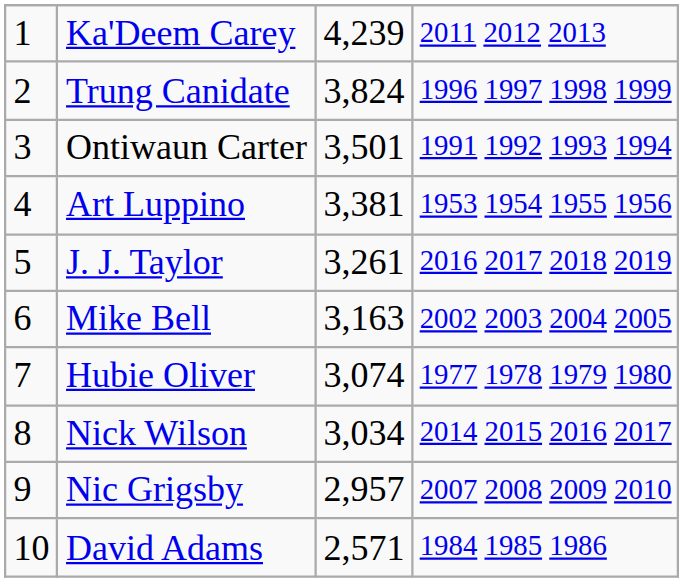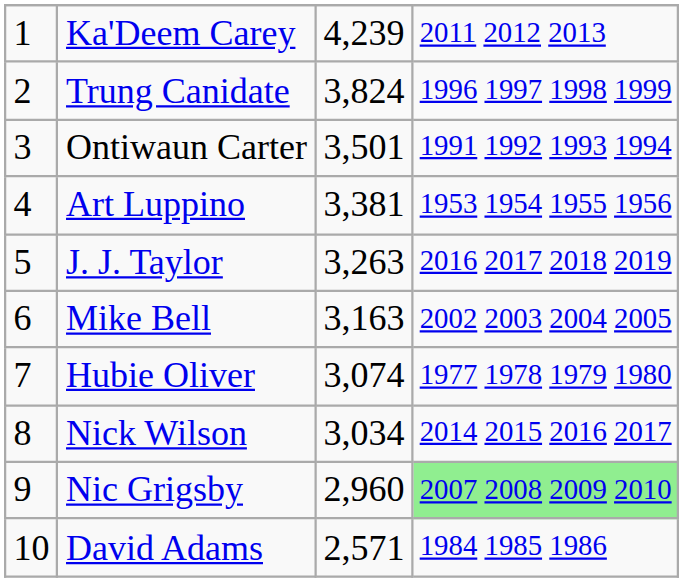(364, 261) 3,261 -> (364, 261) 3,263
(364, 489) 2,957 -> (364, 489) 2,960
(546, 489) no background -> (546, 489) lightgreen background
